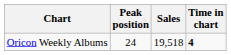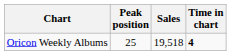(131, 42) 24 -> (131, 42) 25
